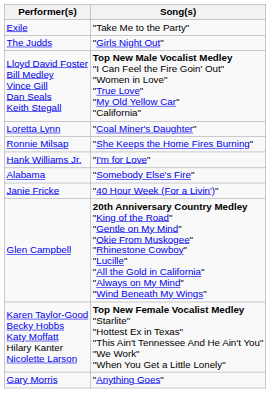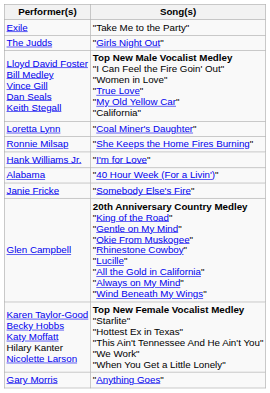(144, 175) "Somebody Else's Fire" -> (156, 175) "40 Hour Week (For a Livin')"
(156, 190) "40 Hour Week (For a Livin')" -> (144, 190) "Somebody Else's Fire"
